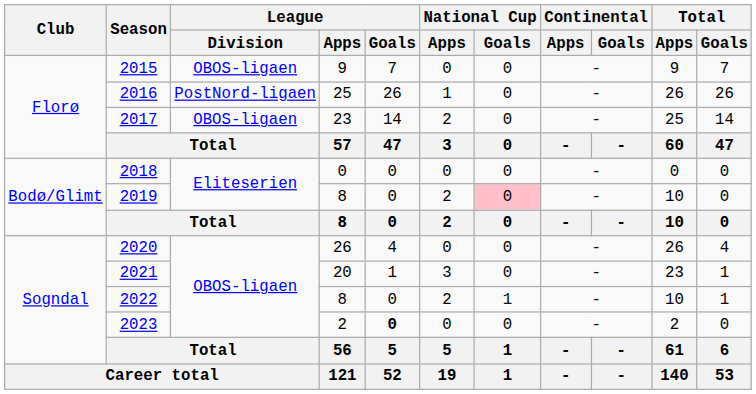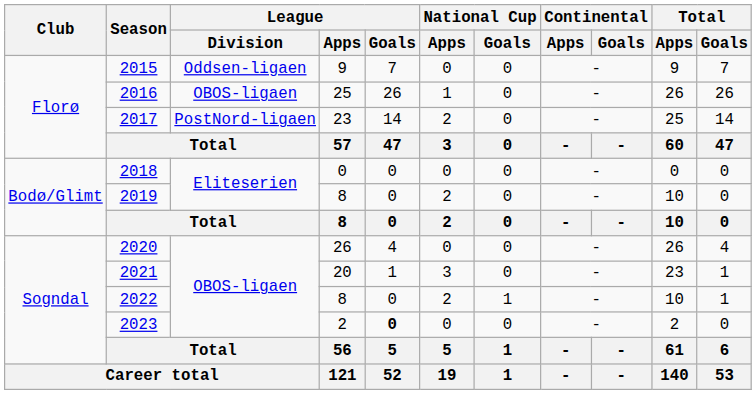(245, 69) OBOS-ligaen -> (245, 69) Oddsen-ligaen
(245, 94) PostNord-ligaen -> (245, 94) OBOS-ligaen
(245, 120) OBOS-ligaen -> (245, 120) PostNord-ligaen
(507, 197) pink background -> (507, 197) no background
